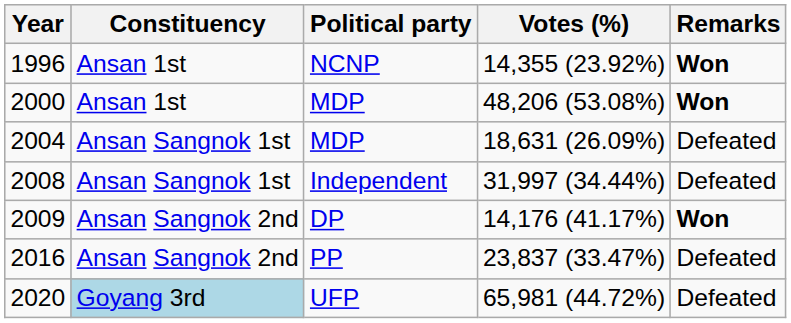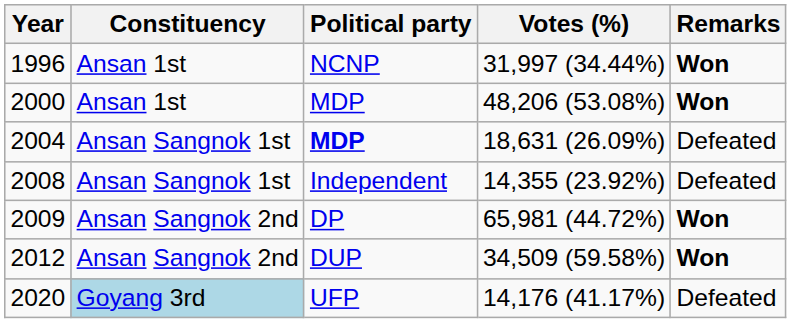(574, 63) 14,355 (23.92%) -> (574, 63) 31,997 (34.44%)
(337, 141) normal -> (337, 141) bold
(574, 180) 31,997 (34.44%) -> (574, 180) 14,355 (23.92%)
(574, 219) 14,176 (41.17%) -> (574, 219) 65,981 (44.72%)
+ row: (38, 258)
- row: (38, 258)
(574, 297) 65,981 (44.72%) -> (574, 297) 14,176 (41.17%)
